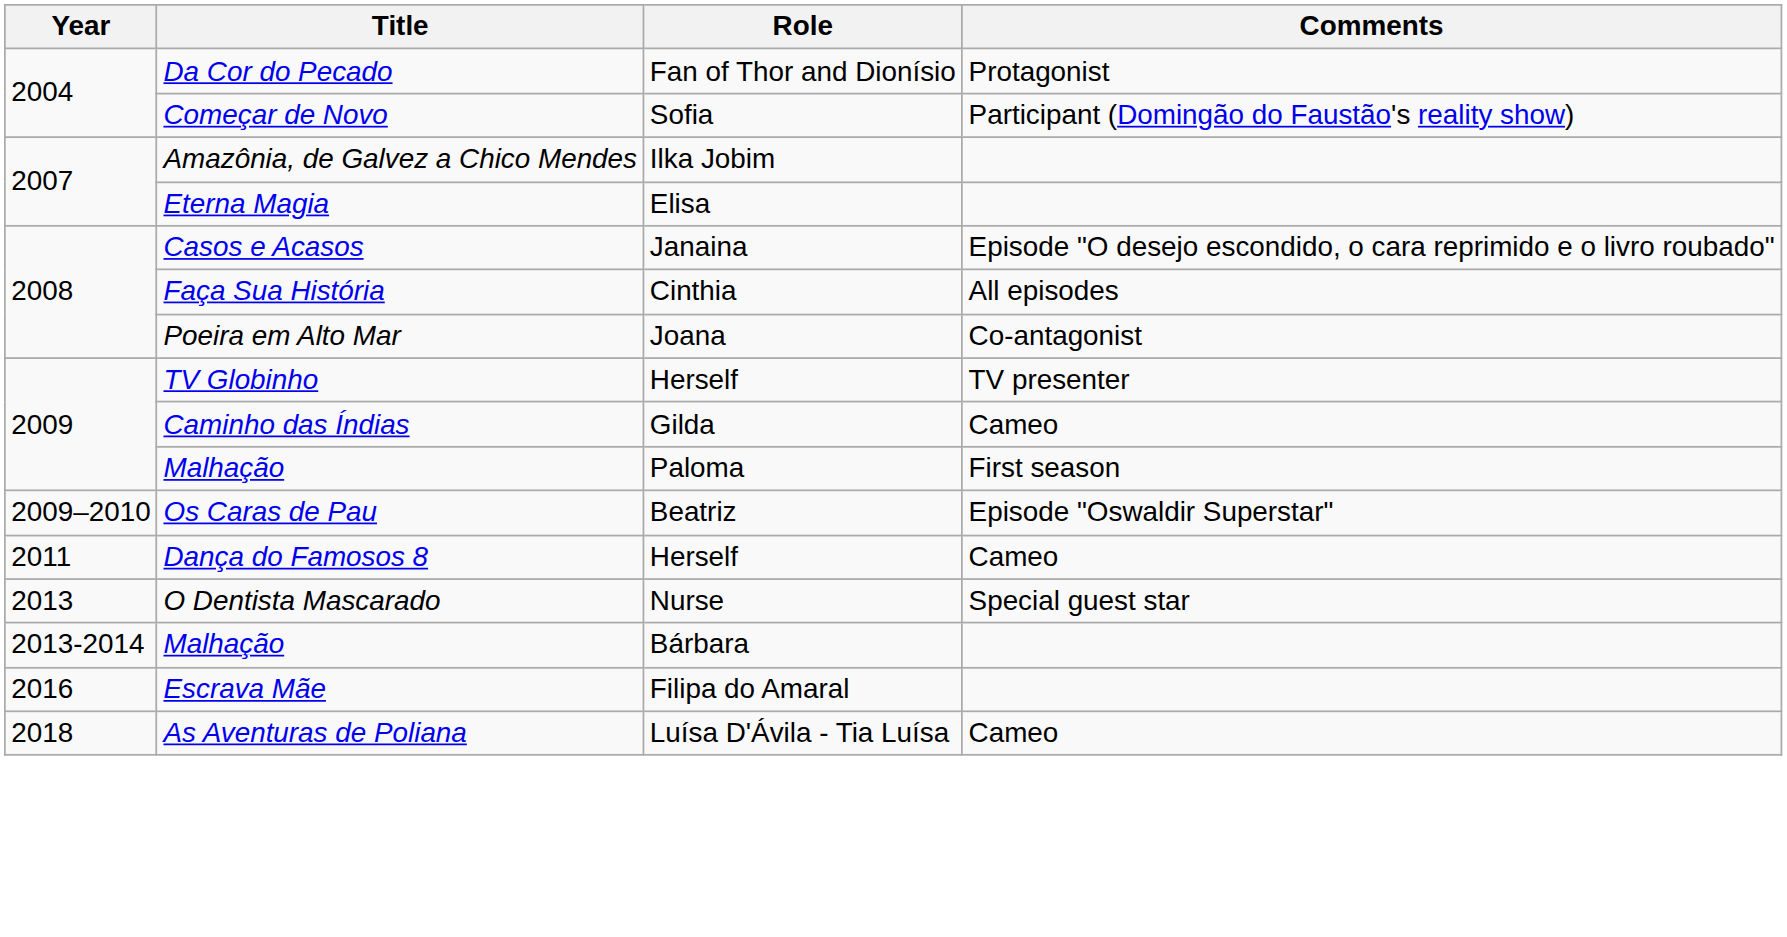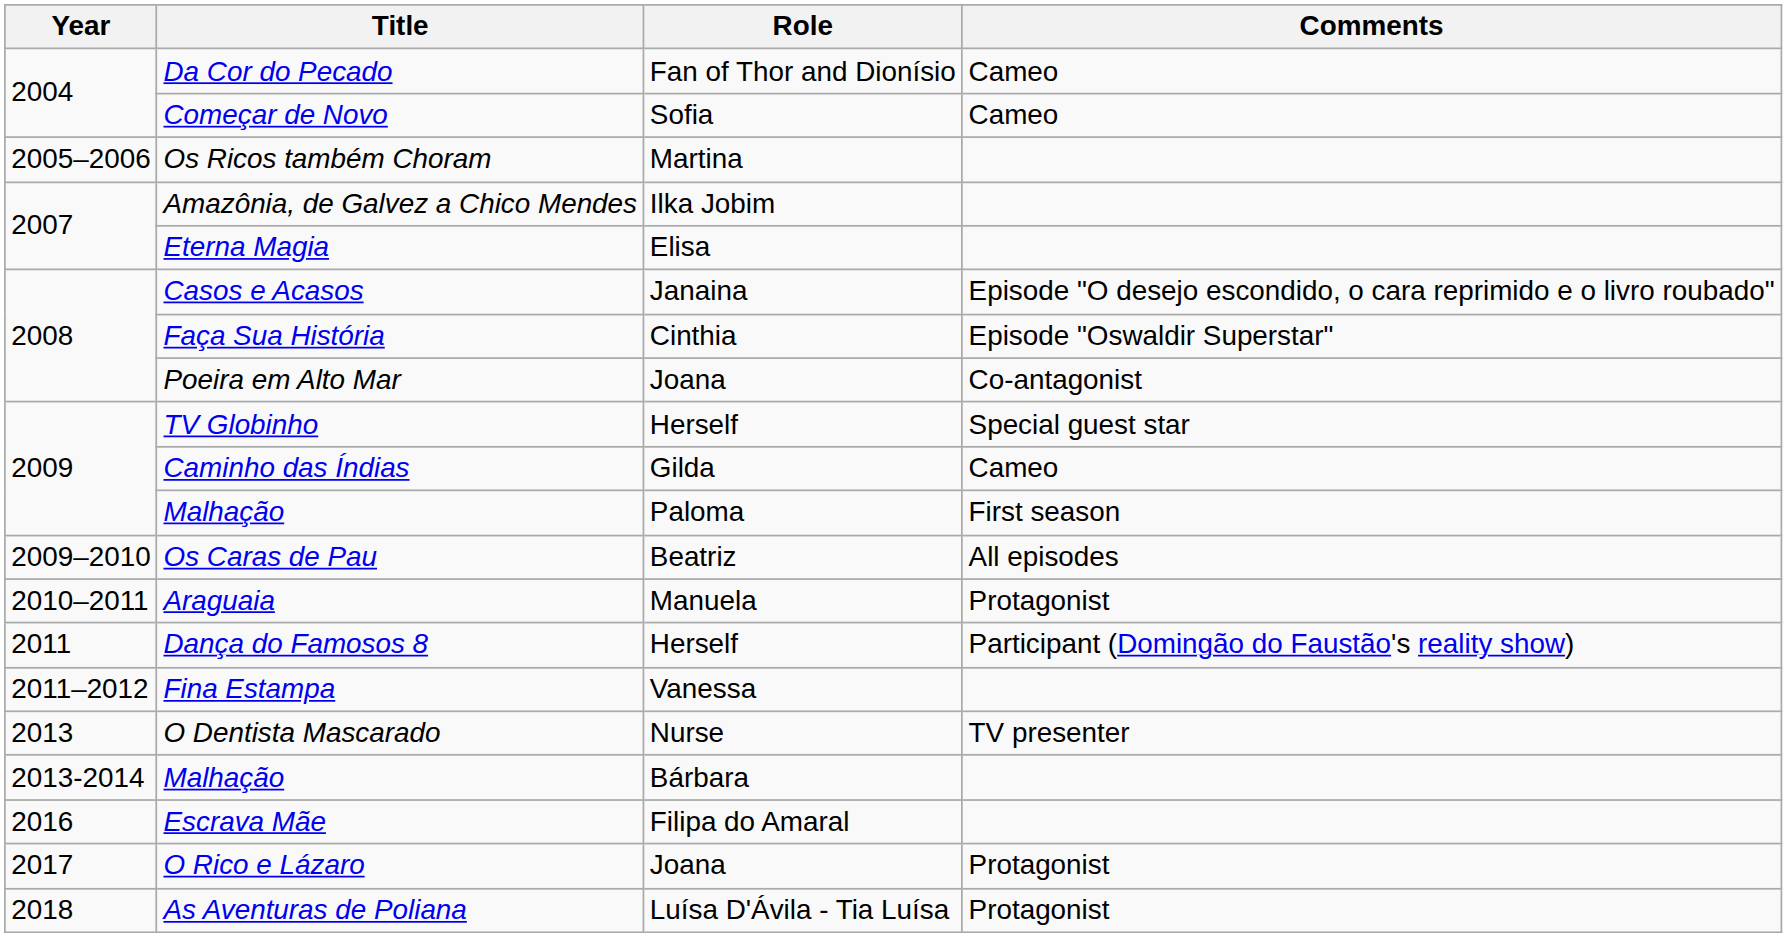(1039, 70) Protagonist -> (1013, 70) Cameo
(1271, 114) Participant (Domingão do Faustão's reality show) -> (1013, 114) Cameo
+ row: (327, 159)
(1044, 291) All episodes -> (1151, 335) Episode "Oswaldir Superstar"
(1049, 379) TV presenter -> (1079, 423) Special guest star
(1151, 512) Episode "Oswaldir Superstar" -> (1044, 556) All episodes
+ row: (219, 600)
(1013, 556) Cameo -> (1271, 644) Participant (Domingão do Faustão's reality show)
+ row: (249, 688)
(1079, 600) Special guest star -> (1049, 733) TV presenter
+ row: (264, 865)
(1013, 733) Cameo -> (1039, 909) Protagonist
